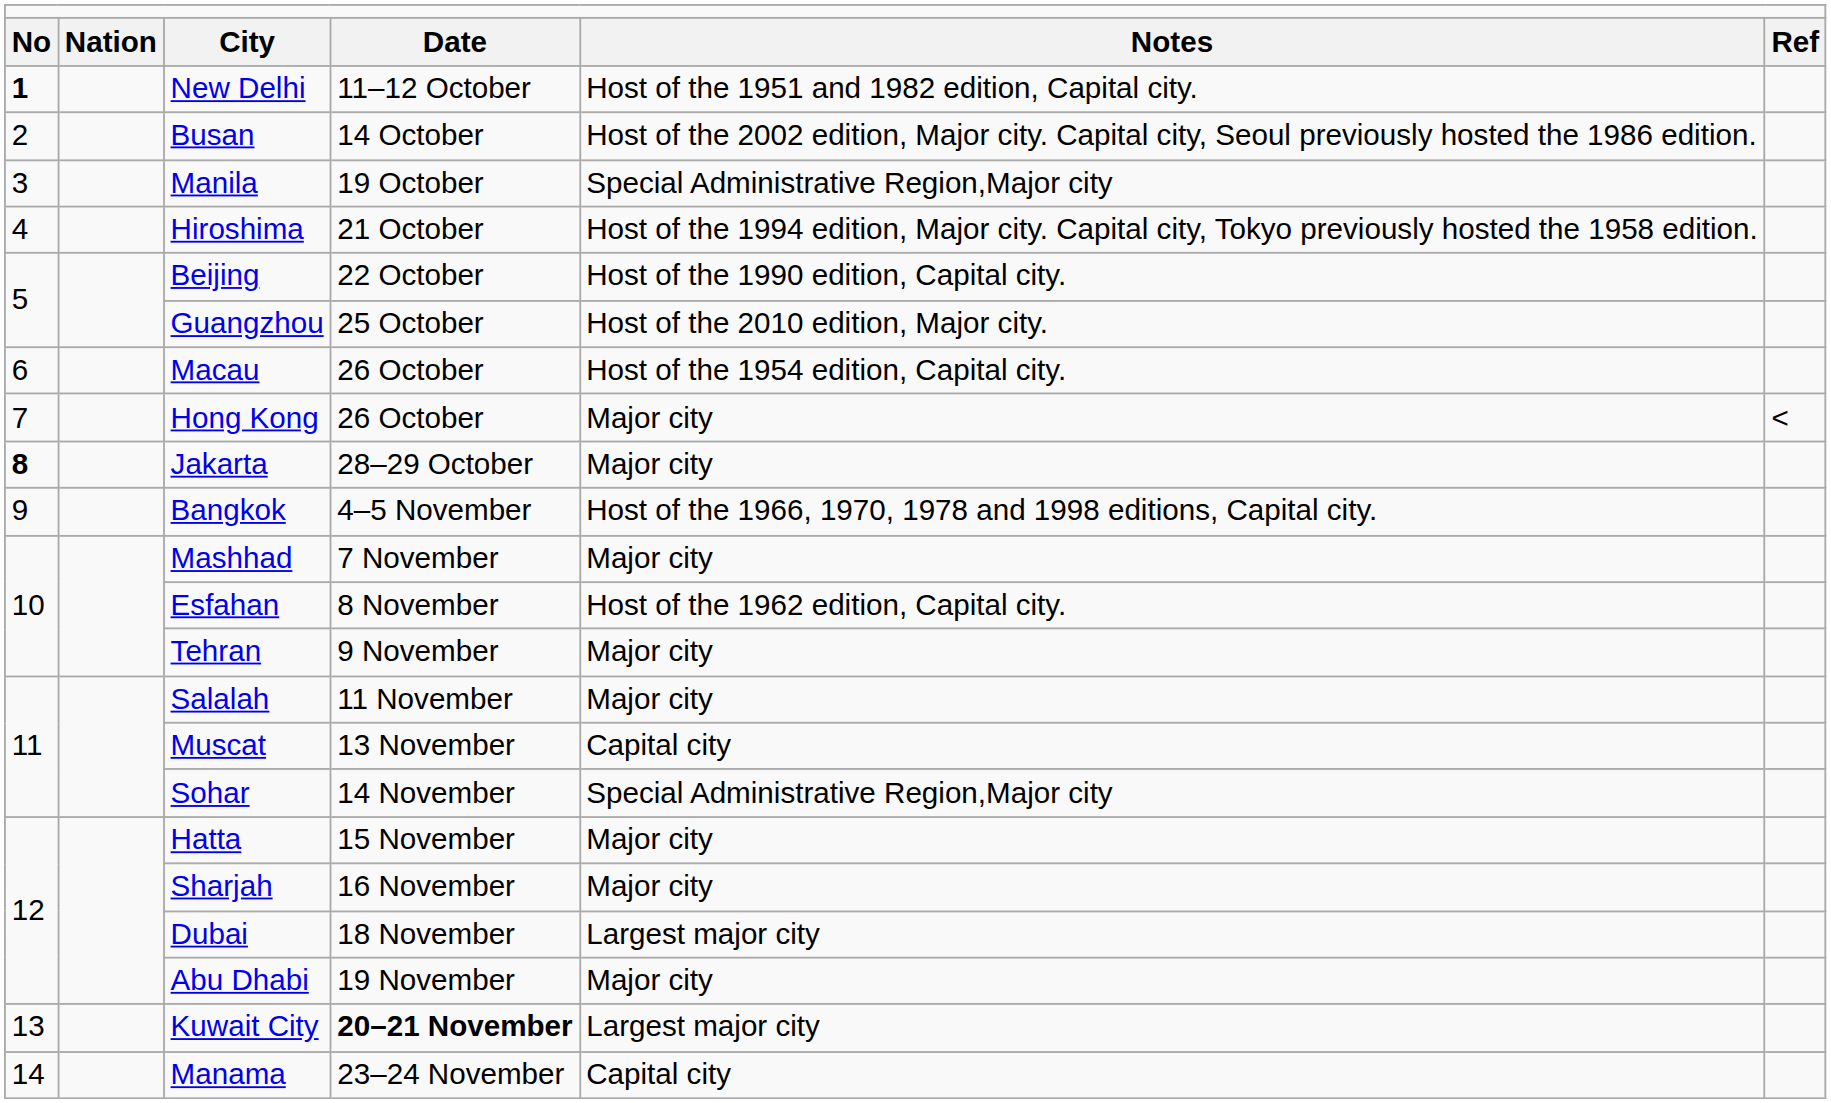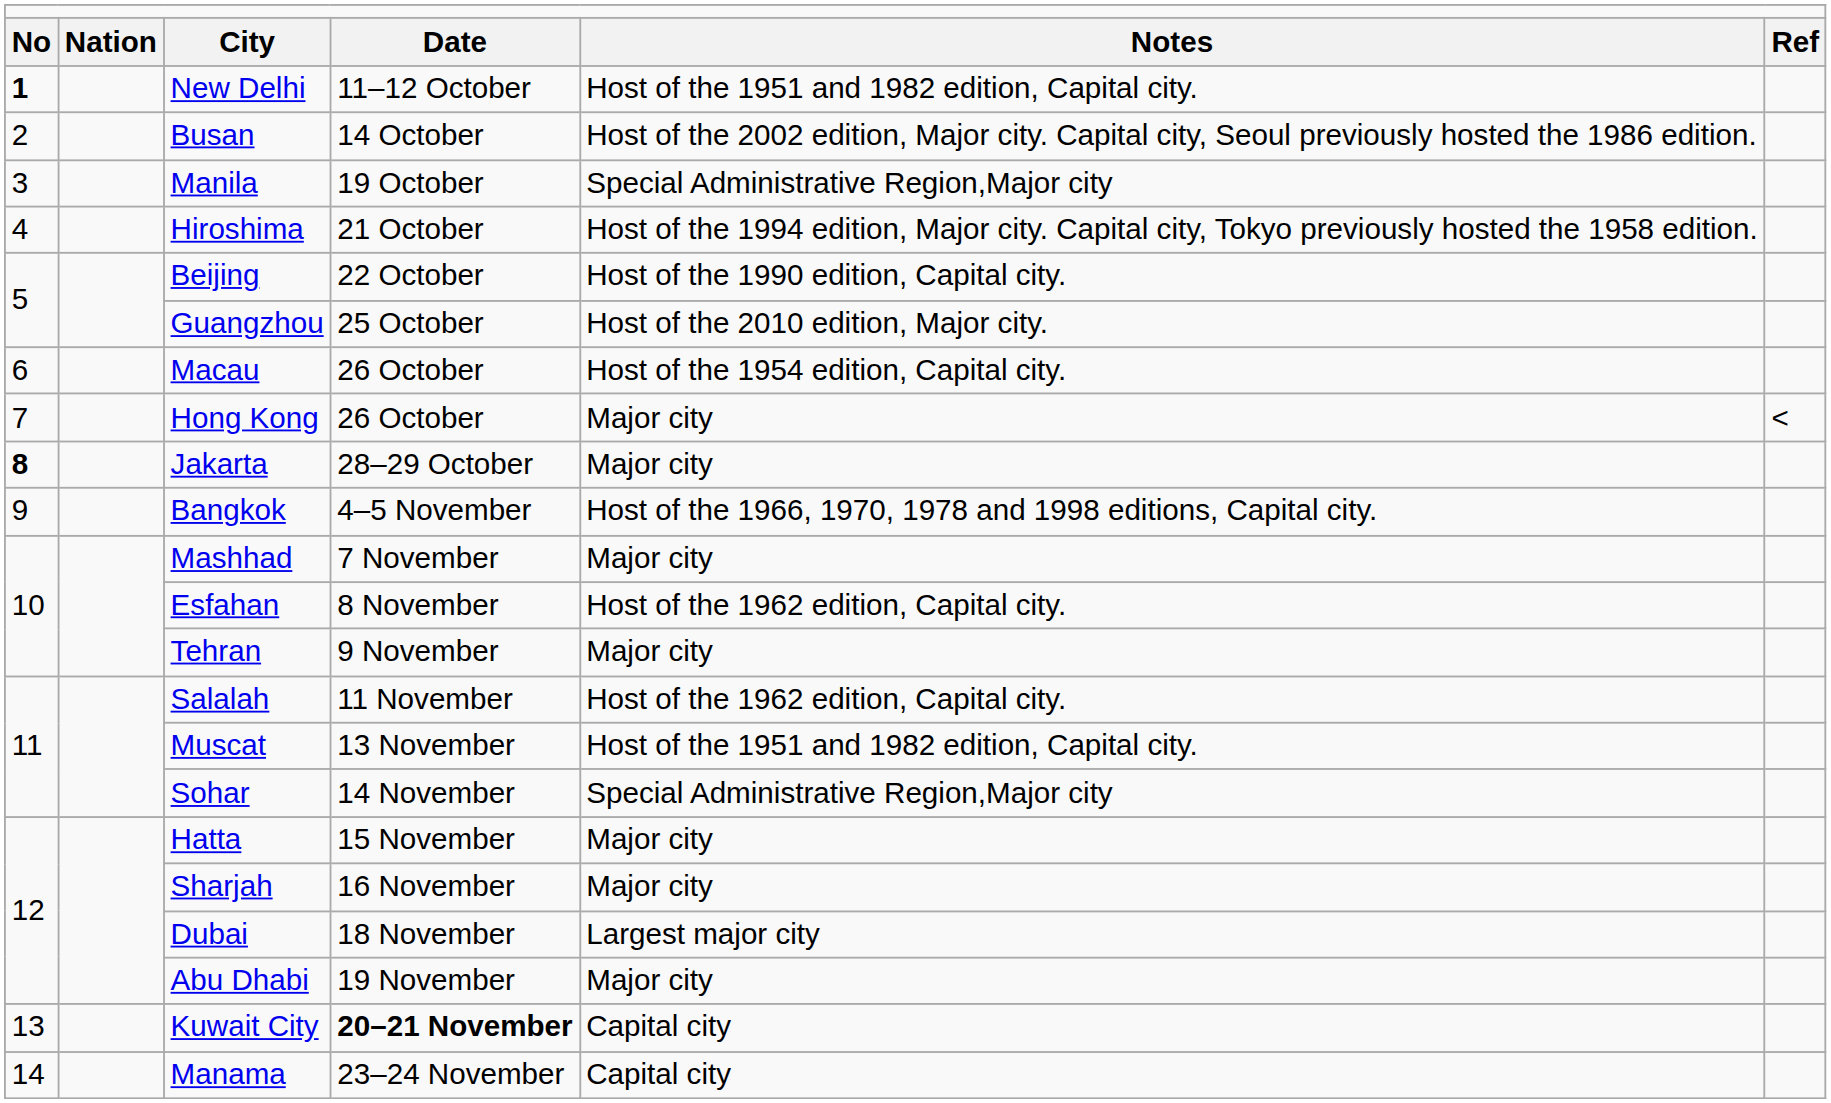(650, 698) Major city -> (826, 698) Host of the 1962 edition, Capital city.
(659, 745) Capital city -> (892, 745) Host of the 1951 and 1982 edition, Capital city.
(703, 1027) Largest major city -> (659, 1027) Capital city
